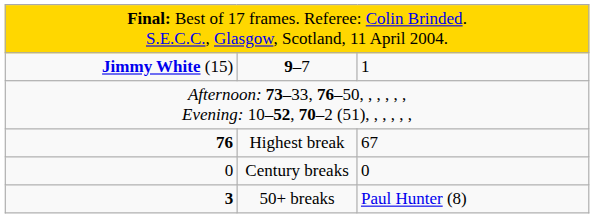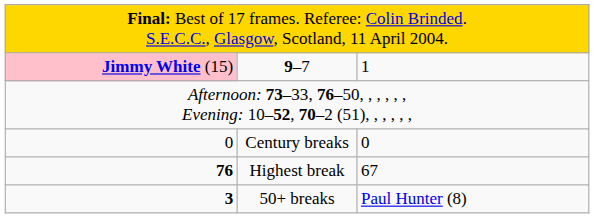(168, 66) no background -> (168, 66) pink background
rows swapped: (297, 143) <-> (297, 171)
